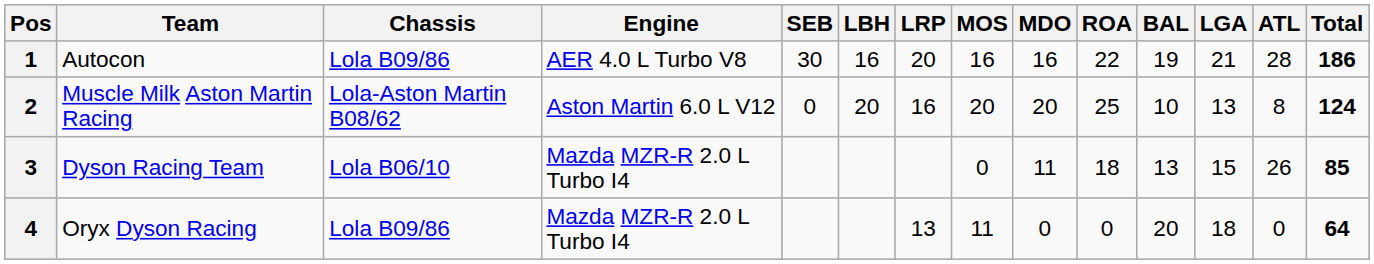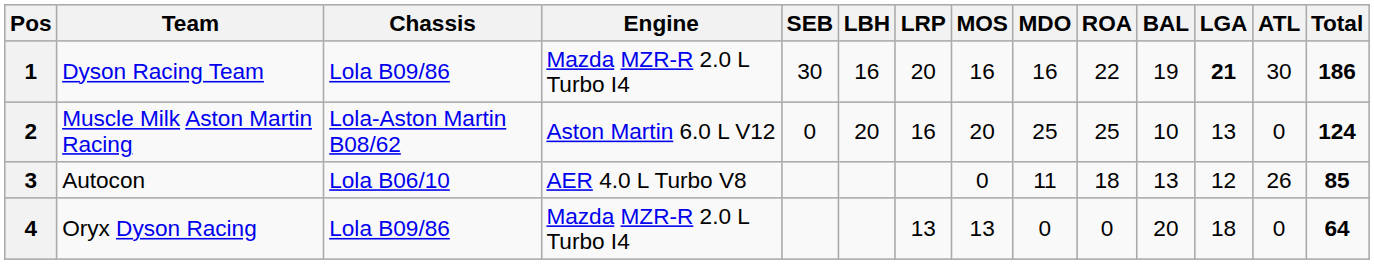(104, 59) Autocon -> (163, 71) Dyson Racing Team
(646, 59) AER 4.0 L Turbo V8 -> (648, 71) Mazda MZR-R 2.0 L Turbo I4
(1224, 59) normal -> (1224, 71) bold
(1279, 59) 28 -> (1279, 71) 30
(1045, 107) 20 -> (1045, 132) 25
(1279, 107) 8 -> (1279, 132) 0
(163, 168) Dyson Racing Team -> (104, 180) Autocon
(648, 168) Mazda MZR-R 2.0 L Turbo I4 -> (646, 180) AER 4.0 L Turbo V8
(1224, 168) 15 -> (1224, 180) 12
(982, 229) 11 -> (982, 229) 13
